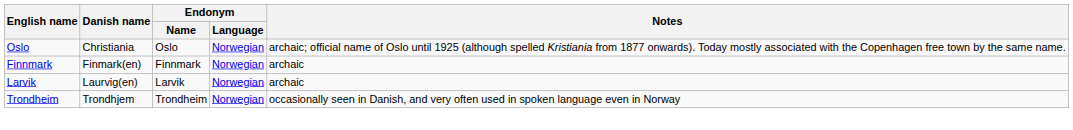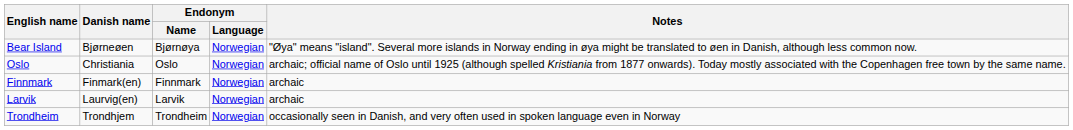+ row: (34, 47)
